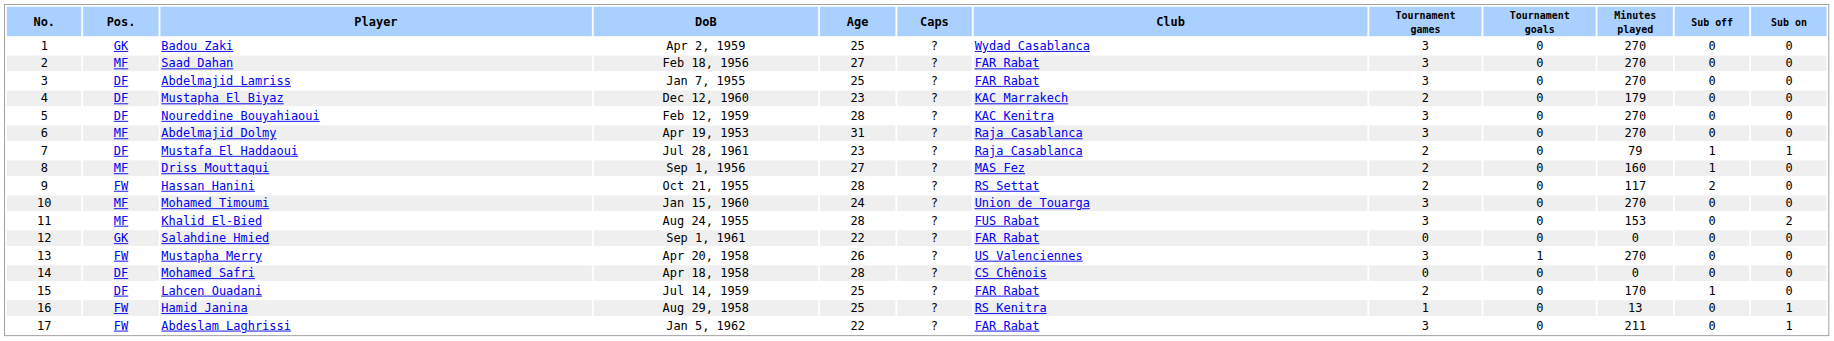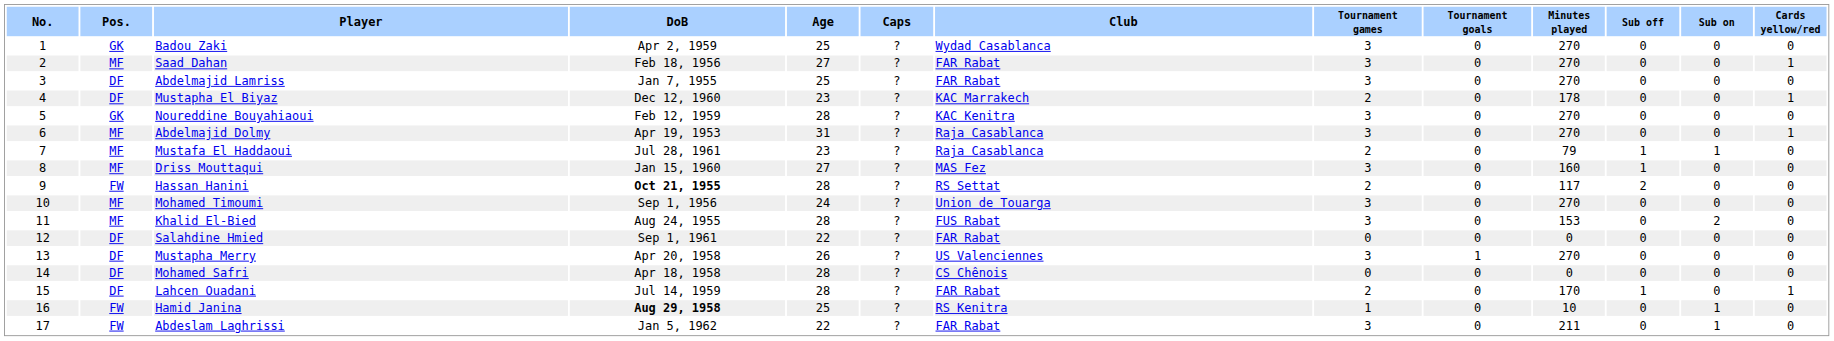+ column: (1791, 22)
(1635, 98) 179 -> (1569, 98) 178
(121, 116) DF -> (116, 116) GK
(121, 151) DF -> (116, 151) MF
(706, 168) Sep 1, 1956 -> (677, 168) Jan 15, 1960
(1425, 168) 2 -> (1368, 168) 3
(706, 186) normal -> (677, 186) bold
(706, 203) Jan 15, 1960 -> (677, 203) Sep 1, 1956
(121, 238) GK -> (116, 238) DF
(121, 256) FW -> (116, 256) DF
(858, 291) 25 -> (823, 291) 28
(706, 308) normal -> (677, 308) bold
(1635, 308) 13 -> (1569, 308) 10
